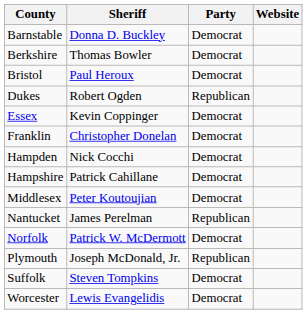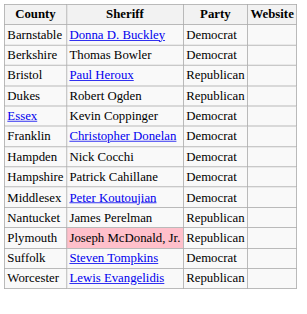(217, 75) Democrat -> (215, 75) Republican
- row: (28, 237)
(125, 258) no background -> (125, 237) pink background
(217, 298) Democrat -> (215, 278) Republican
